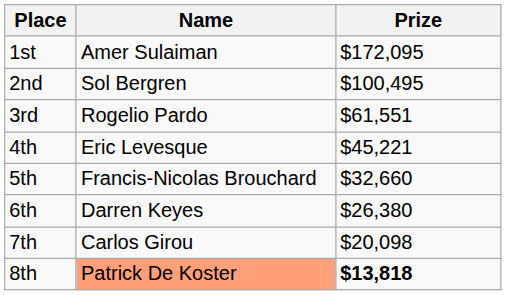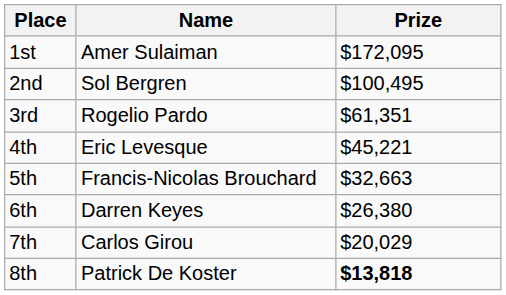(376, 115) $61,551 -> (376, 115) $61,351
(376, 178) $32,660 -> (376, 178) $32,663
(376, 242) $20,098 -> (376, 242) $20,029
(159, 274) lightsalmon background -> (159, 274) no background
